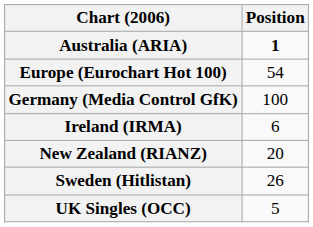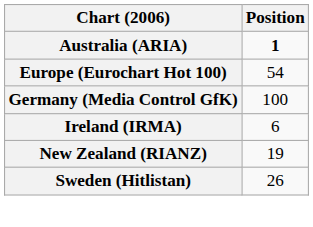(275, 153) 20 -> (275, 153) 19
- row: (123, 208)
